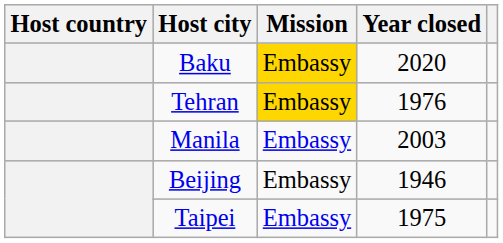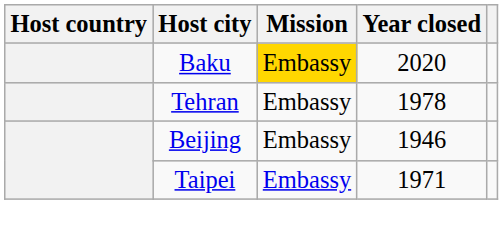(307, 101) gold background -> (307, 101) no background
(422, 101) 1976 -> (422, 101) 1978
- row: (205, 140)
(422, 218) 1975 -> (422, 179) 1971
